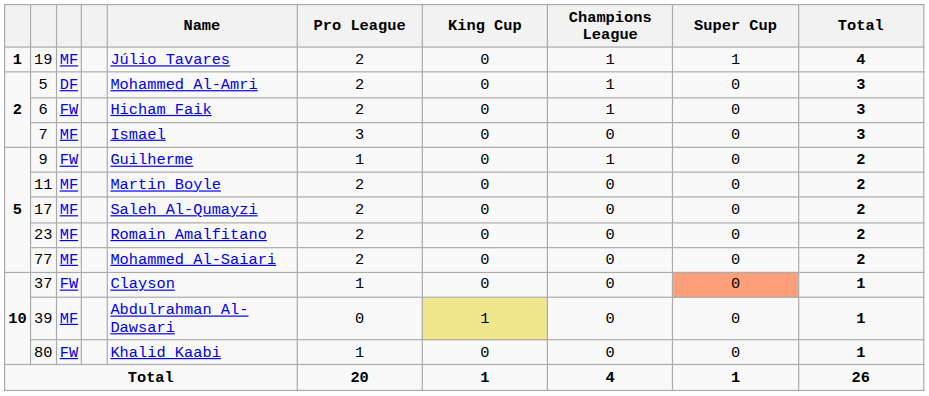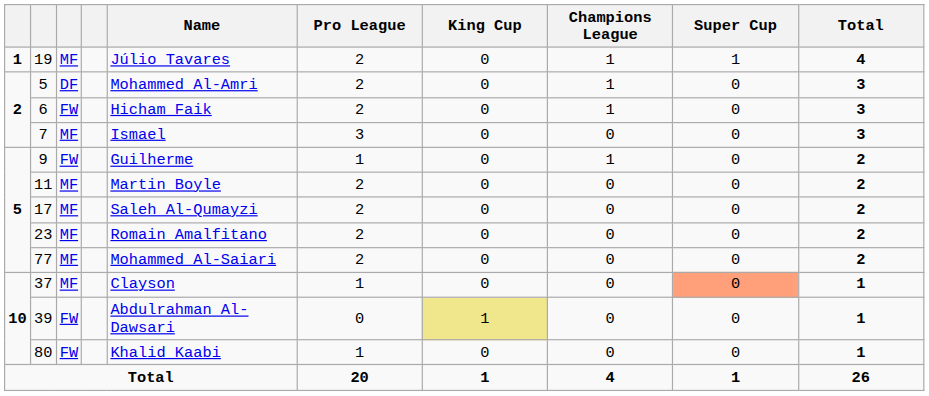(69, 285) FW -> (69, 285) MF
(69, 319) MF -> (69, 319) FW
